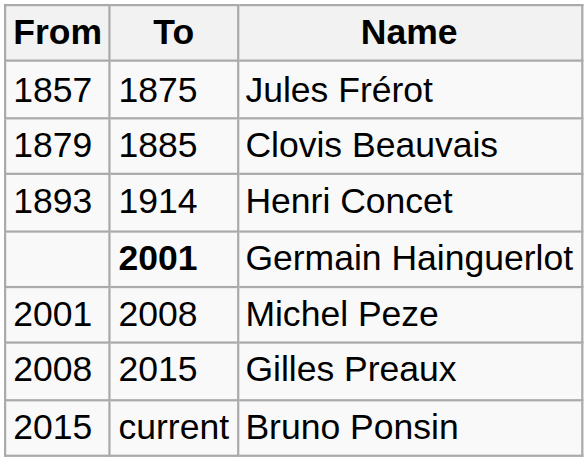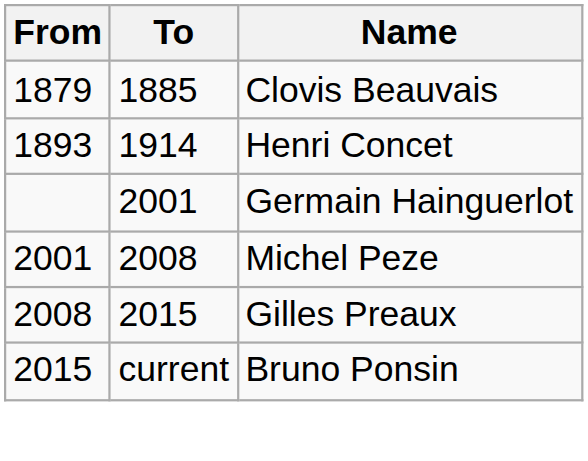- row: (339, 88)
(158, 257) bold -> (158, 201) normal
